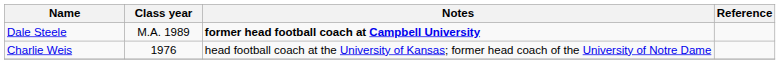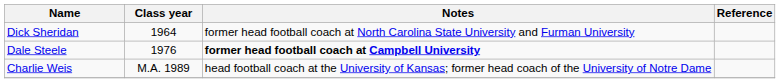+ row: (43, 31)
(164, 31) M.A. 1989 -> (164, 50) 1976
(164, 50) 1976 -> (164, 68) M.A. 1989
